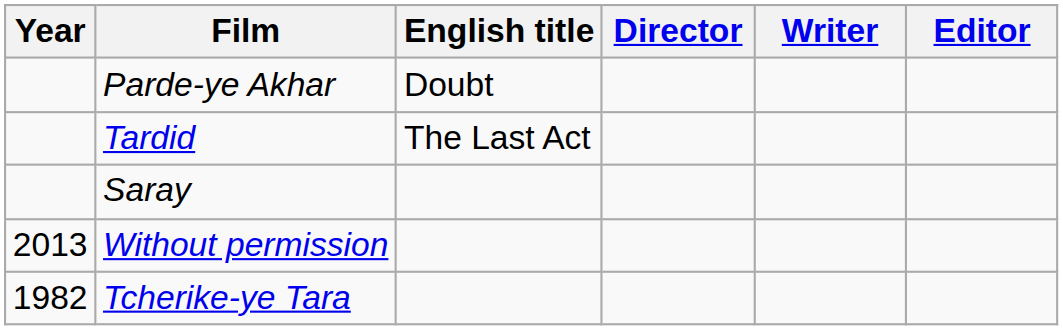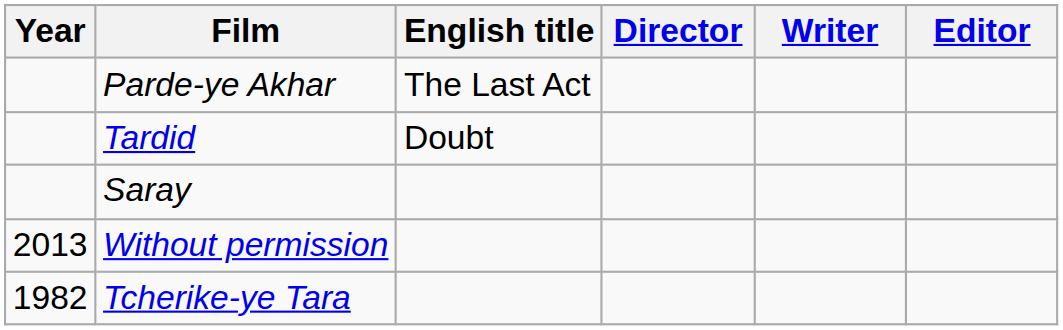(449, 84) Doubt -> (497, 84) The Last Act
(497, 137) The Last Act -> (449, 137) Doubt
